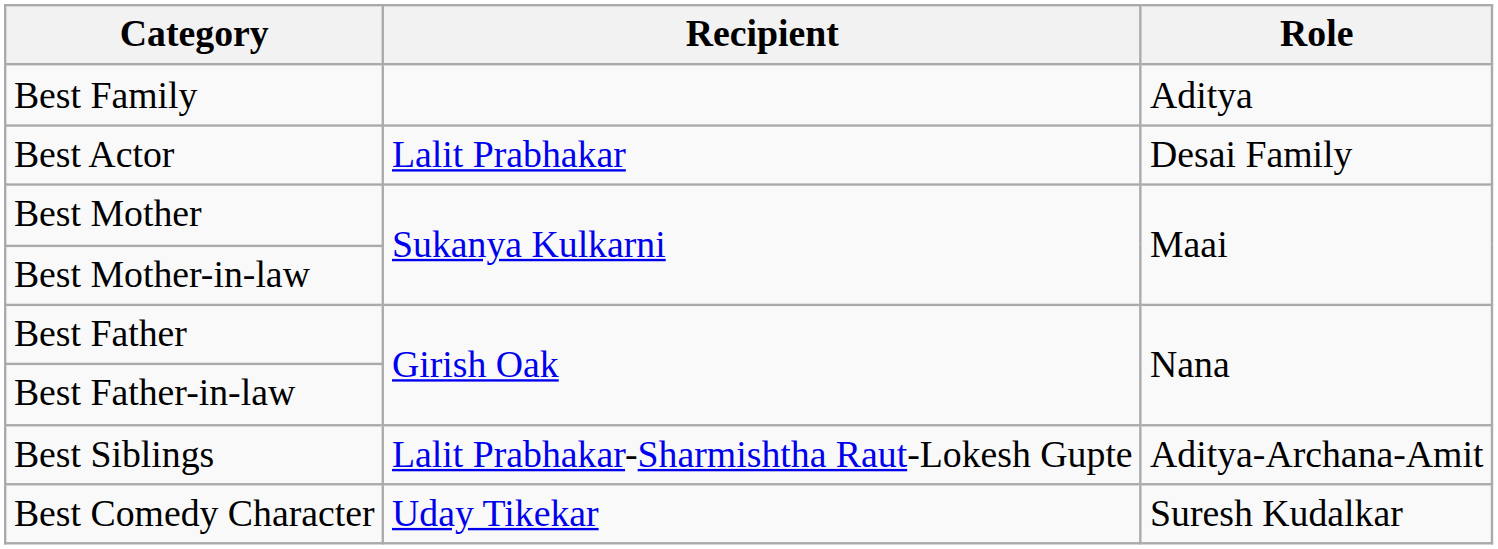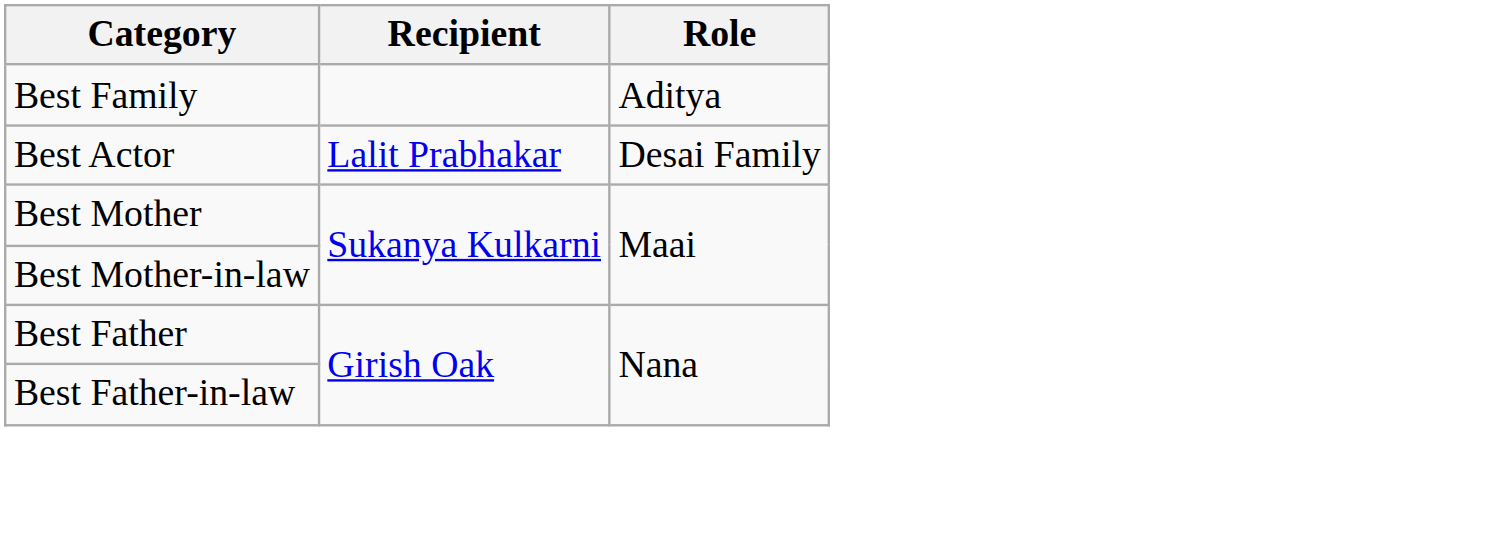- row: (114, 453)
- row: (194, 513)
